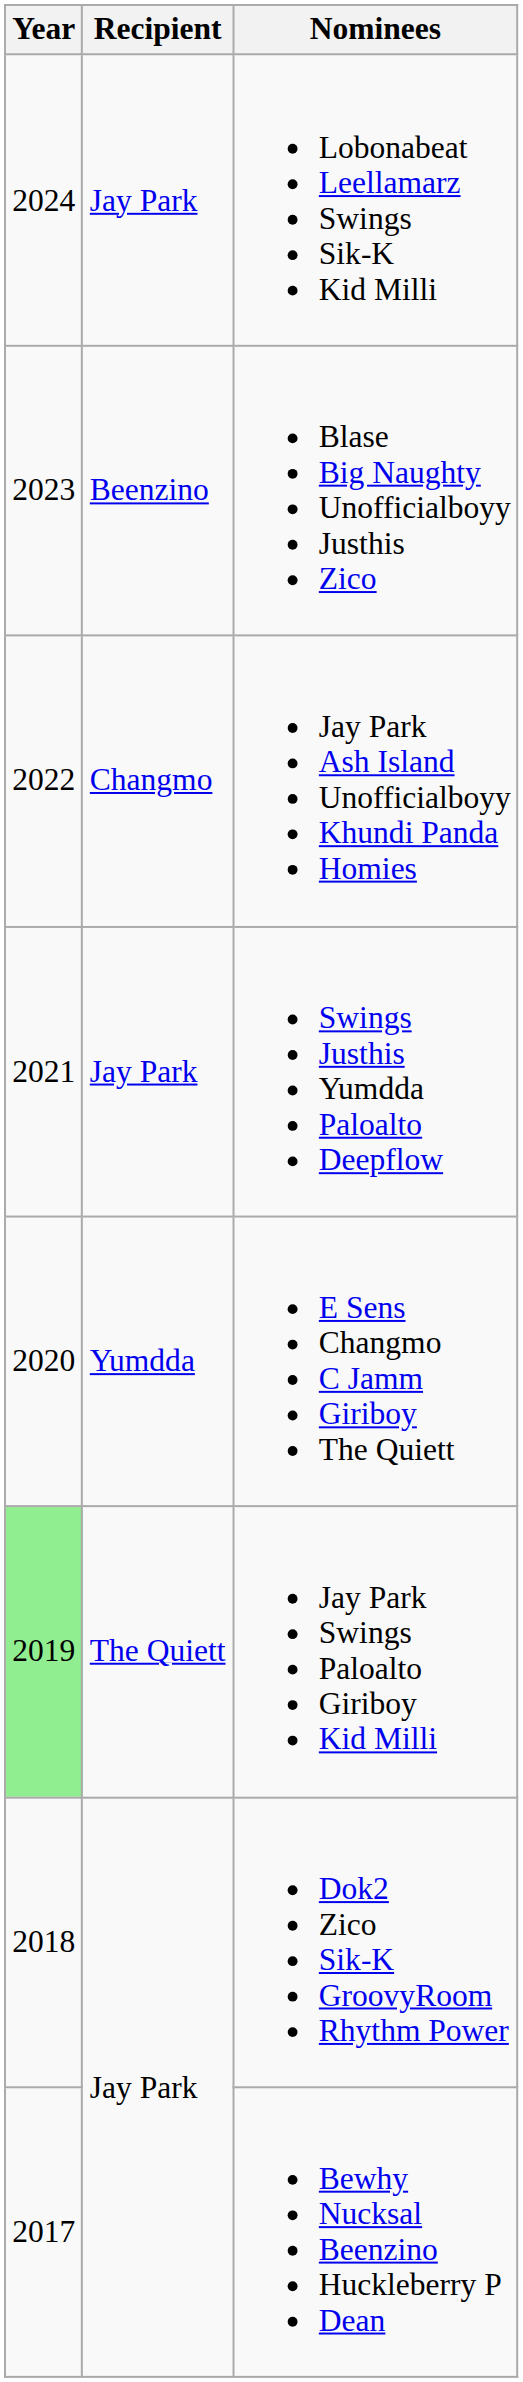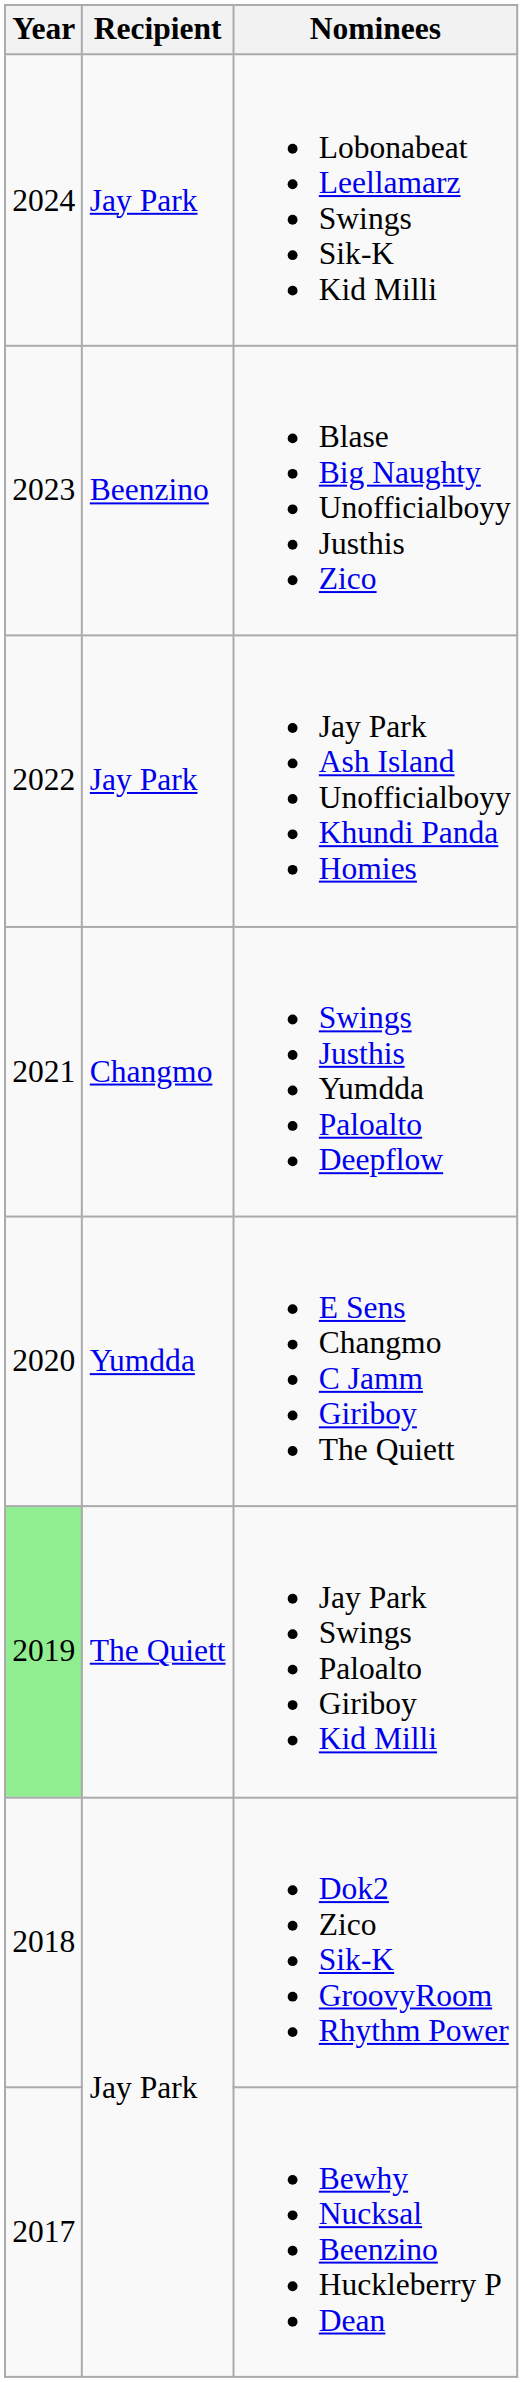(151, 780) Changmo -> (144, 780) Jay Park
(144, 1070) Jay Park -> (151, 1070) Changmo
